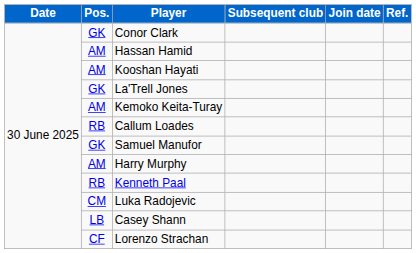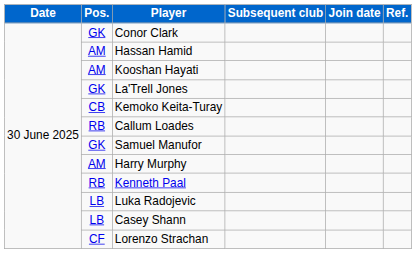(97, 107) AM -> (97, 107) CB
(97, 201) CM -> (97, 201) LB
